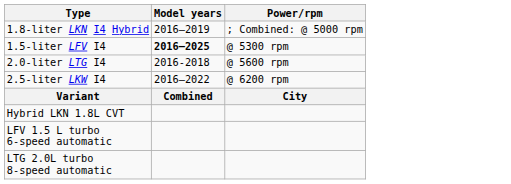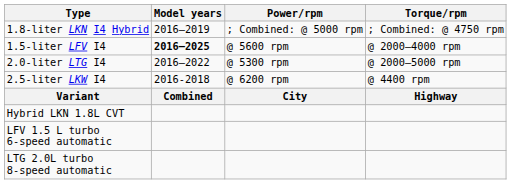+ column: (436, 13)
(258, 46) @ 5300 rpm -> (258, 46) @ 5600 rpm
(182, 63) 2016-2018 -> (182, 63) 2016–2022
(258, 63) @ 5600 rpm -> (258, 63) @ 5300 rpm
(182, 80) 2016–2022 -> (182, 80) 2016-2018
